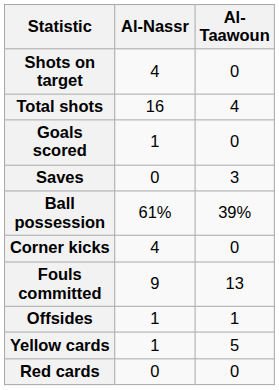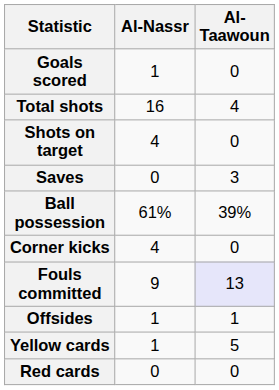rows swapped: (60, 142) <-> (60, 71)
(235, 283) no background -> (235, 283) lavender background
